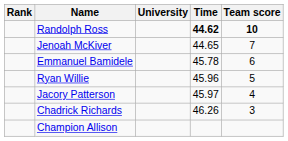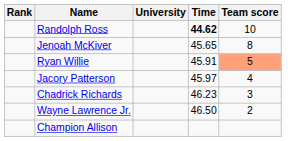(252, 29) bold -> (250, 29) normal
(206, 45) 44.65 -> (204, 45) 45.65
(252, 45) 7 -> (250, 45) 8
- row: (85, 62)
(206, 78) 45.96 -> (204, 62) 45.91
(252, 78) no background -> (250, 62) lightsalmon background
(206, 111) 46.26 -> (204, 95) 46.23
+ row: (84, 111)
